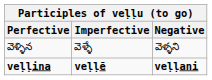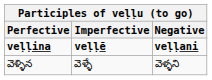rows swapped: (20, 47) <-> (29, 66)
